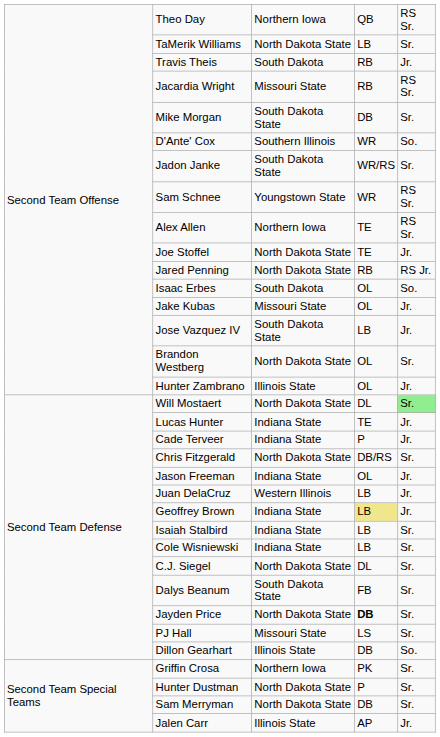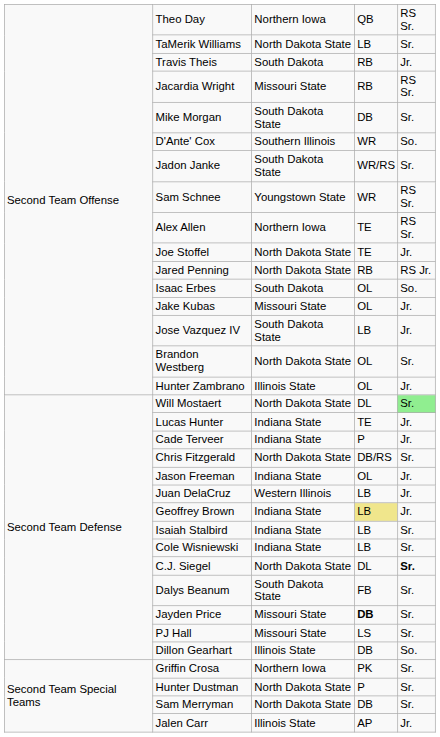(407, 566) normal -> (408, 566) bold
(303, 614) North Dakota State -> (290, 614) Missouri State
